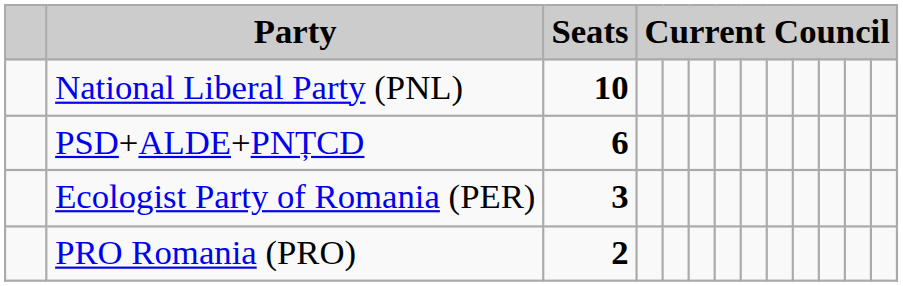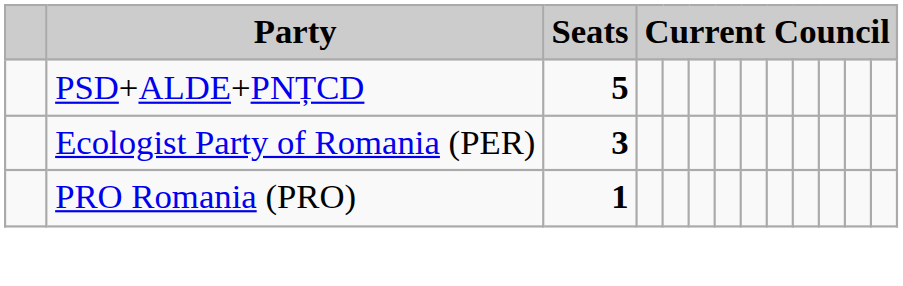- row: (259, 87)
(620, 142) 6 -> (620, 87) 5
(620, 252) 2 -> (620, 197) 1
